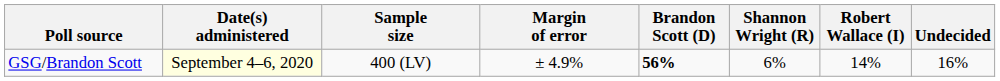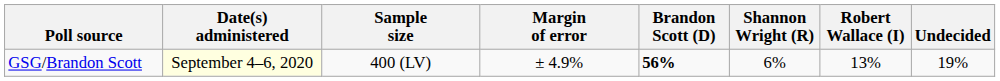(866, 62) 14% -> (866, 62) 13%
(953, 62) 16% -> (953, 62) 19%
